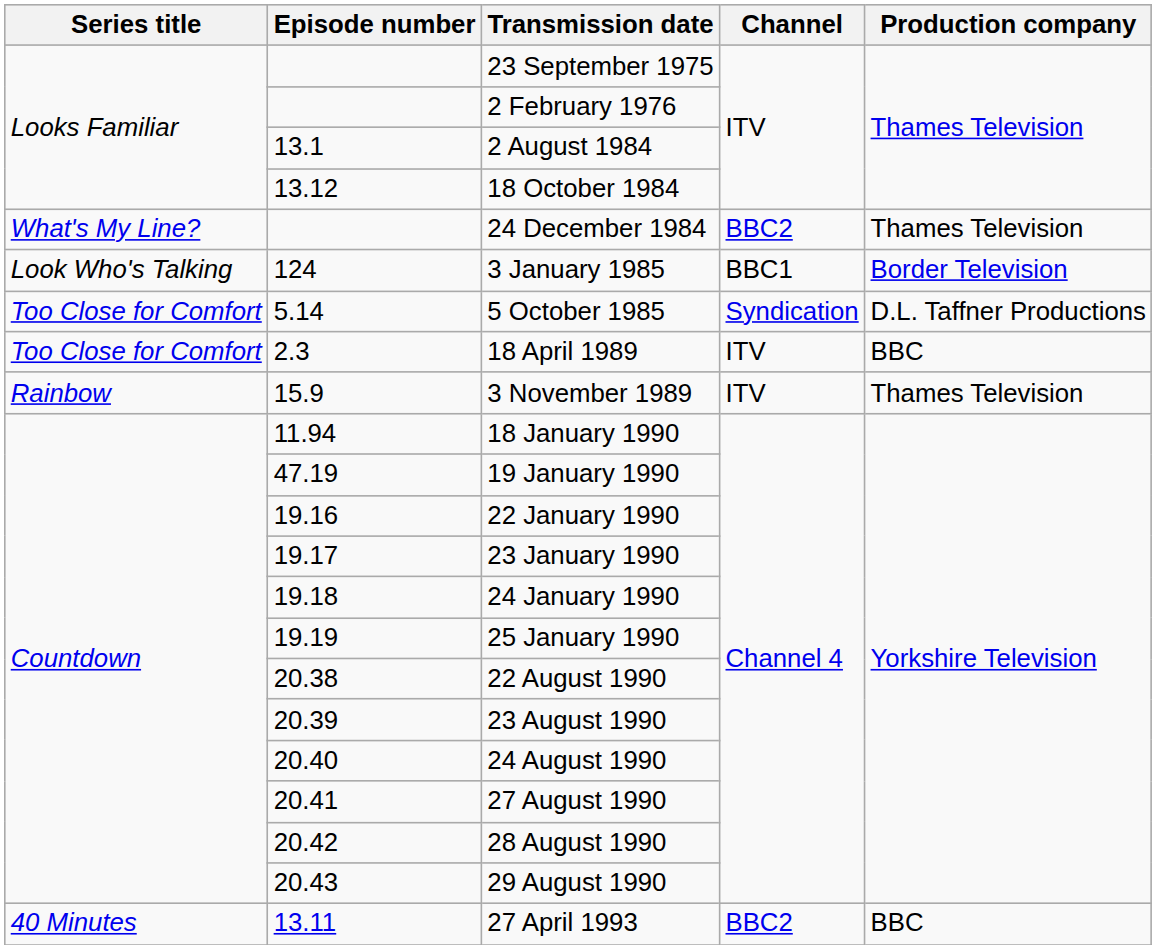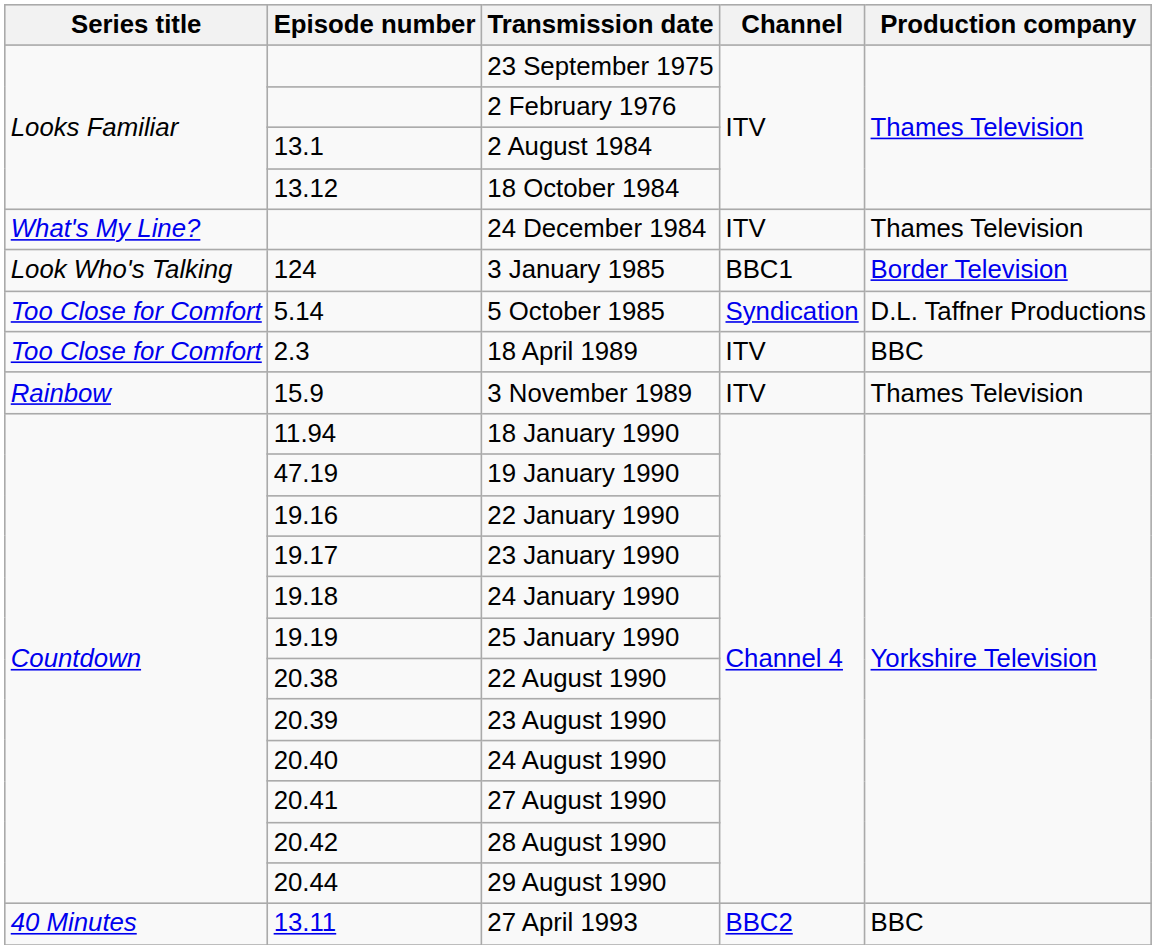(759, 229) BBC2 -> (746, 229) ITV
(306, 882) 20.43 -> (306, 882) 20.44
